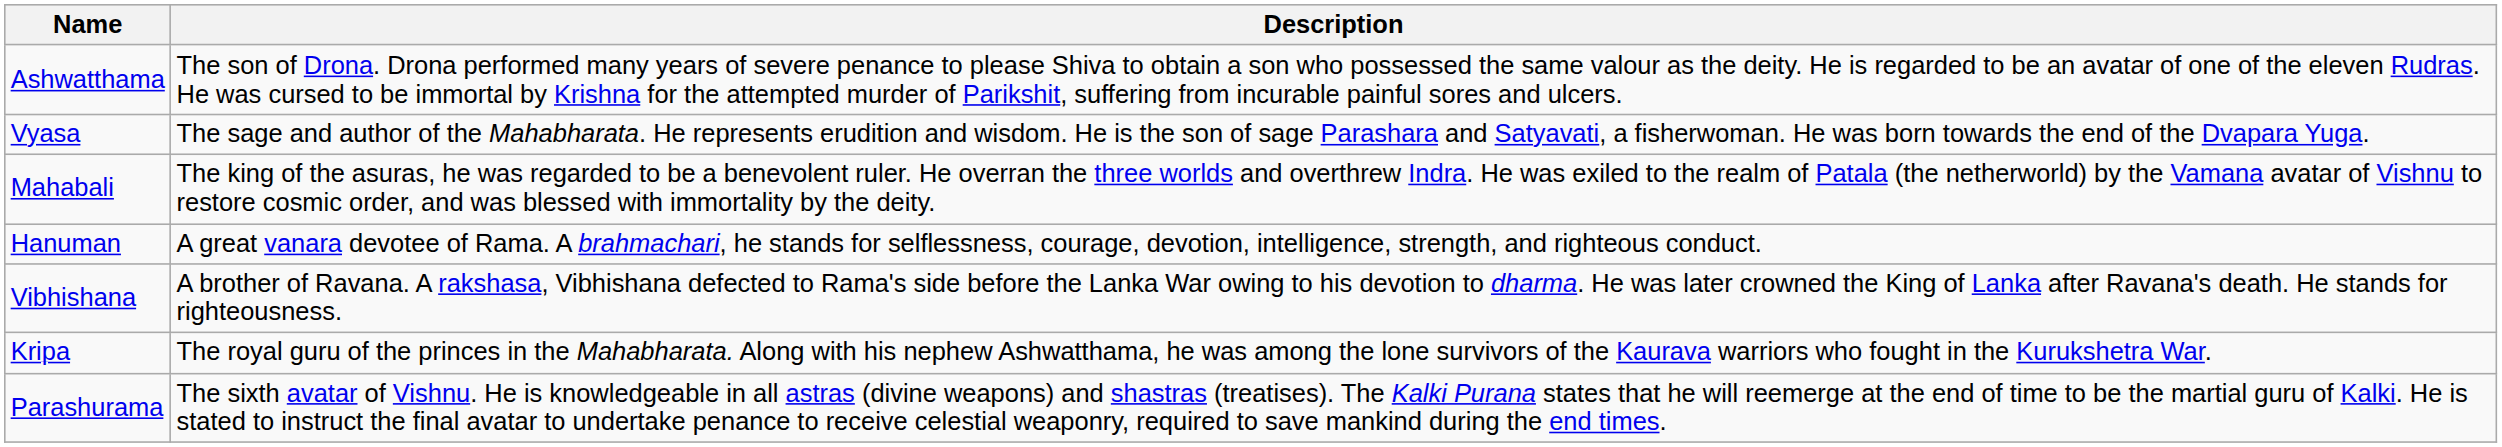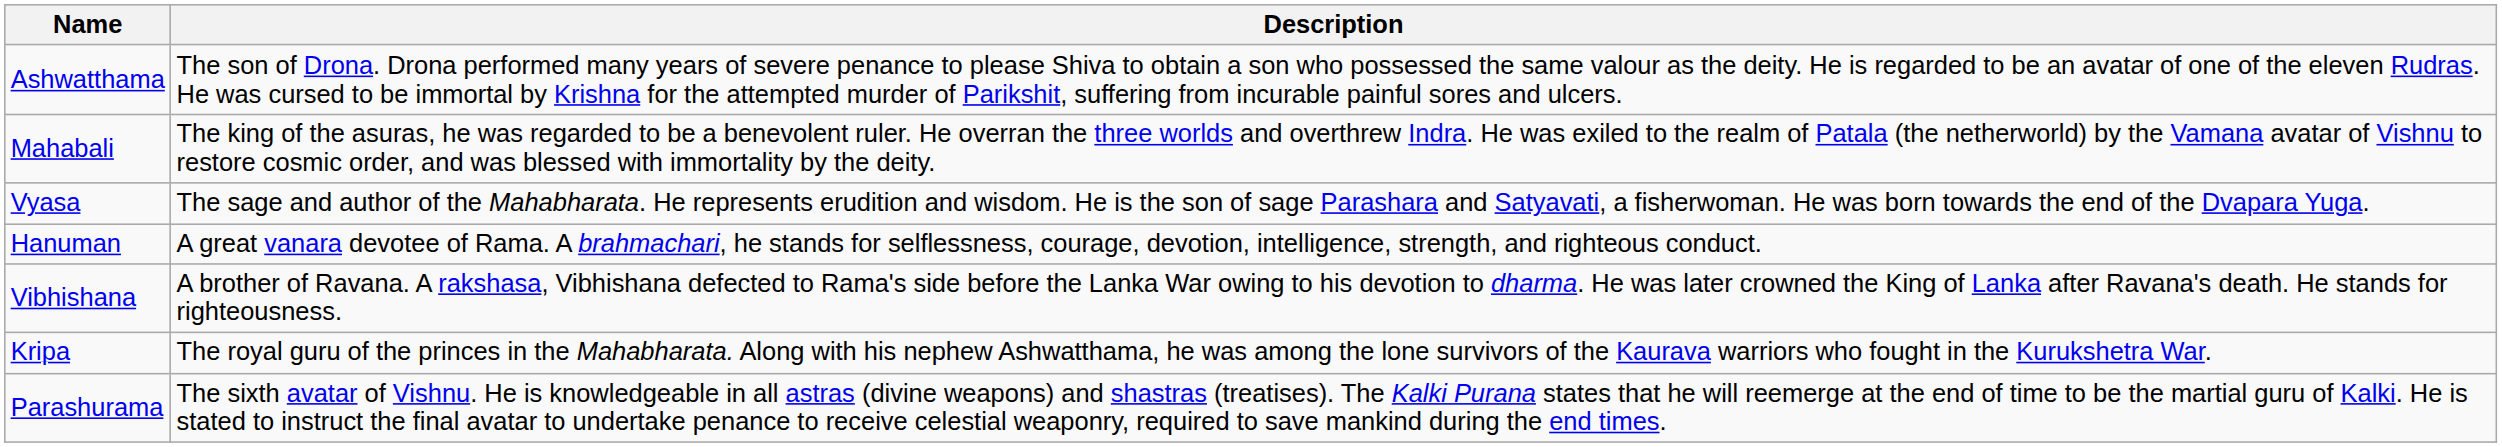rows swapped: (62, 188) <-> (46, 133)
